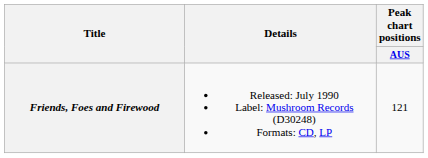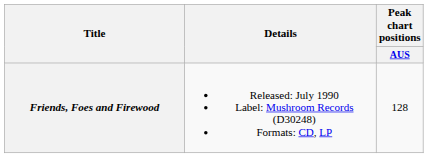(400, 107) 121 -> (400, 107) 128
